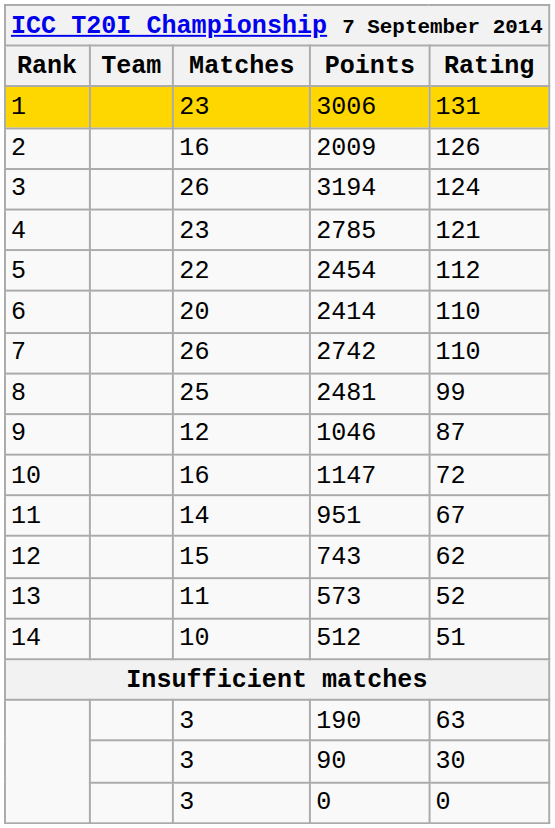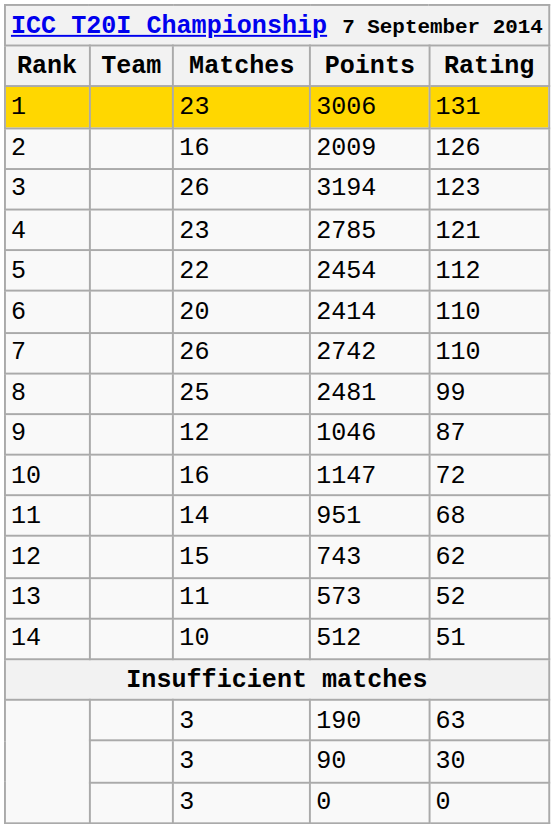(458, 189) 124 -> (458, 189) 123
(451, 516) 67 -> (451, 516) 68
